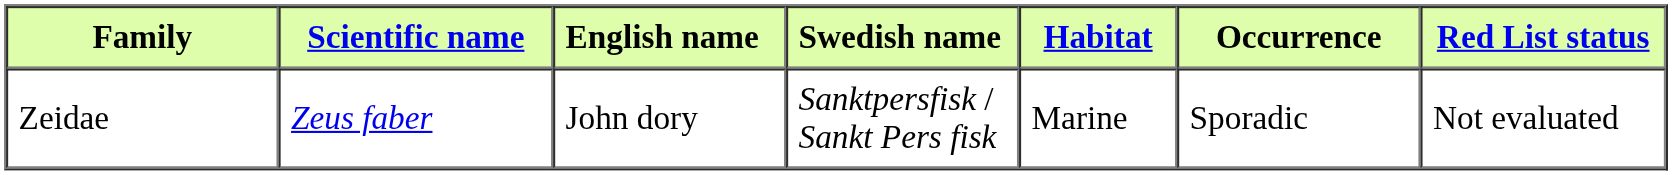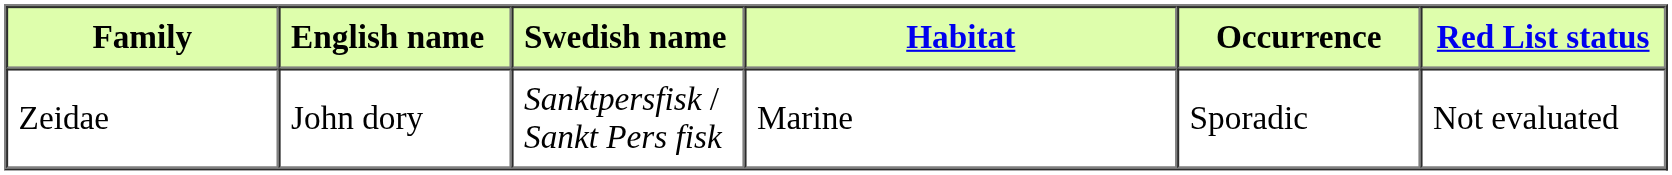- column: (416, 36)
